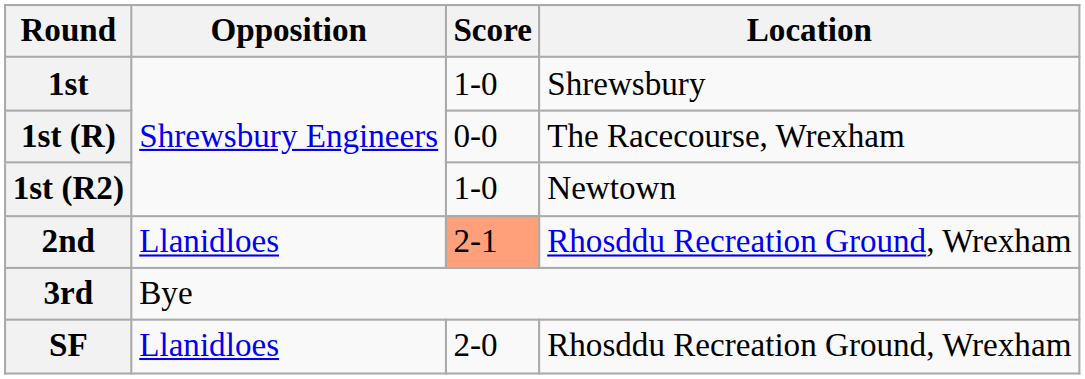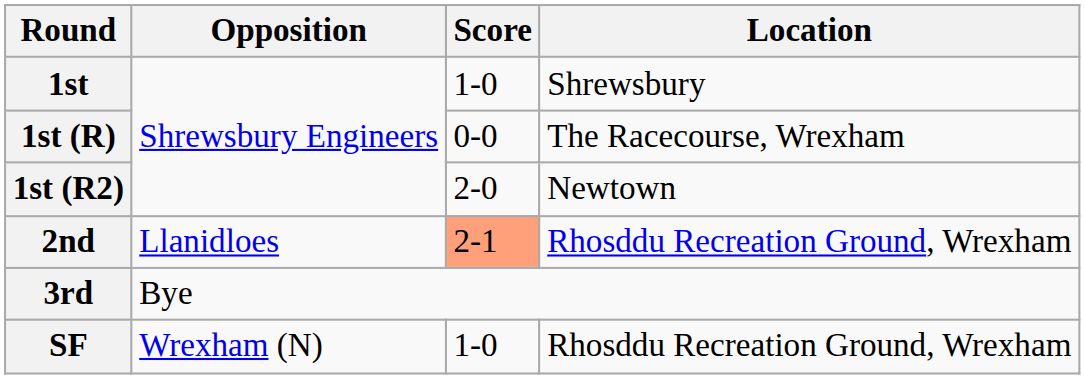(476, 188) 1-0 -> (476, 188) 2-0
(209, 345) Llanidloes -> (231, 345) Wrexham (N)
(476, 345) 2-0 -> (476, 345) 1-0
